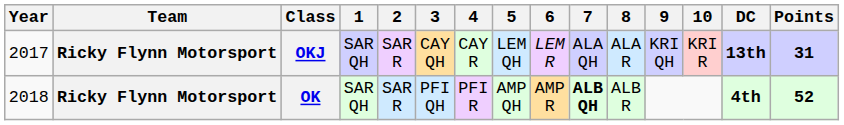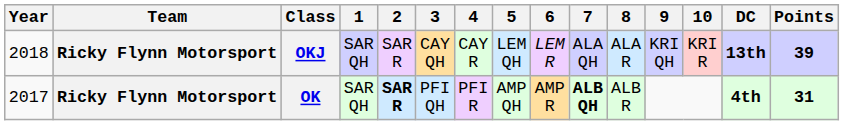(29, 53) 2017 -> (29, 53) 2018
(804, 53) 31 -> (804, 53) 39
(29, 98) 2018 -> (29, 98) 2017
(397, 98) normal -> (397, 98) bold
(804, 98) 52 -> (804, 98) 31
